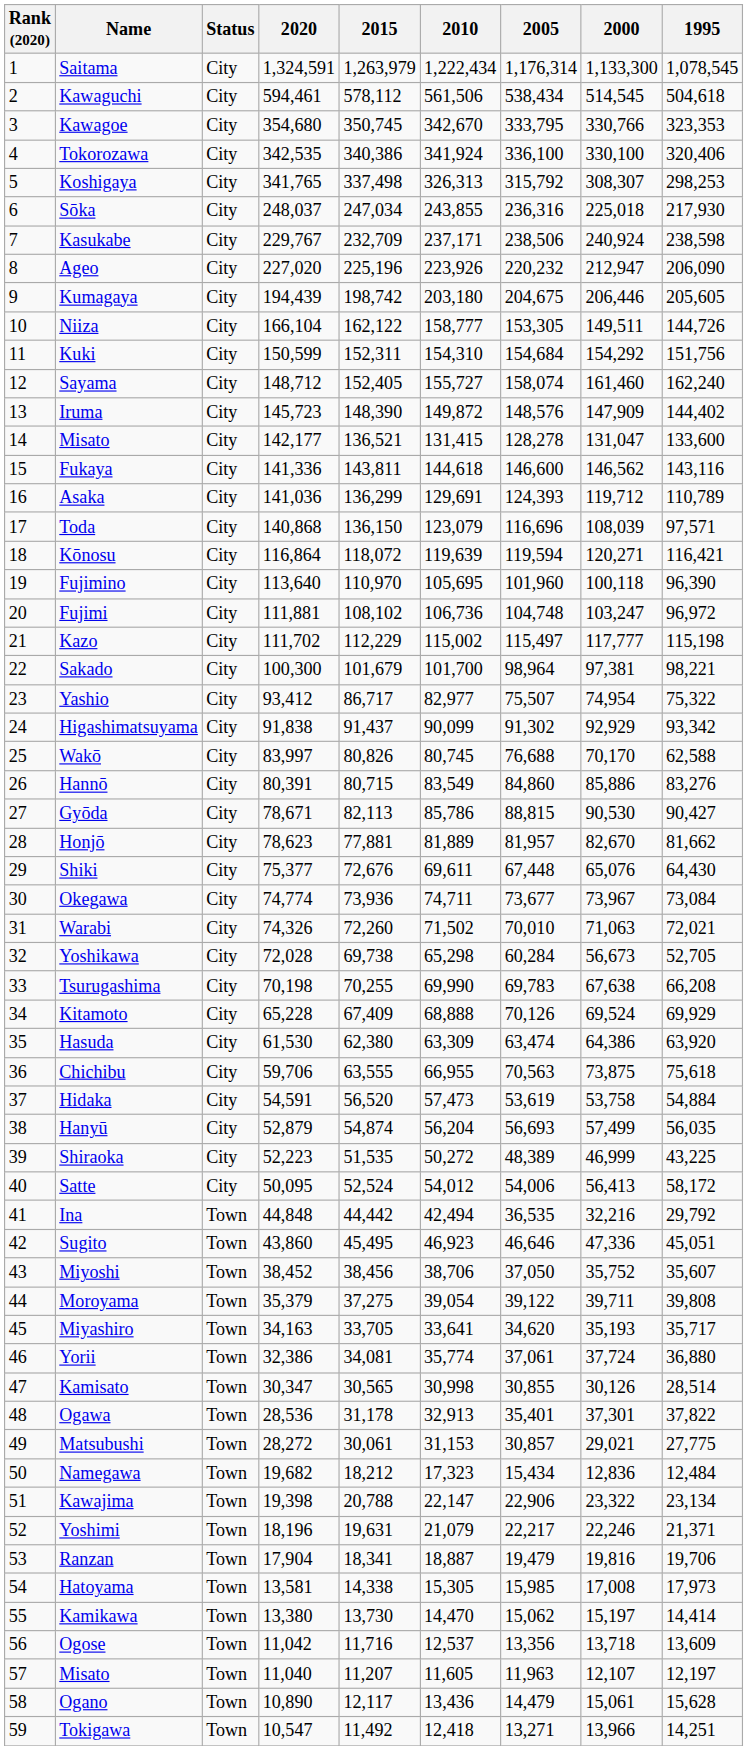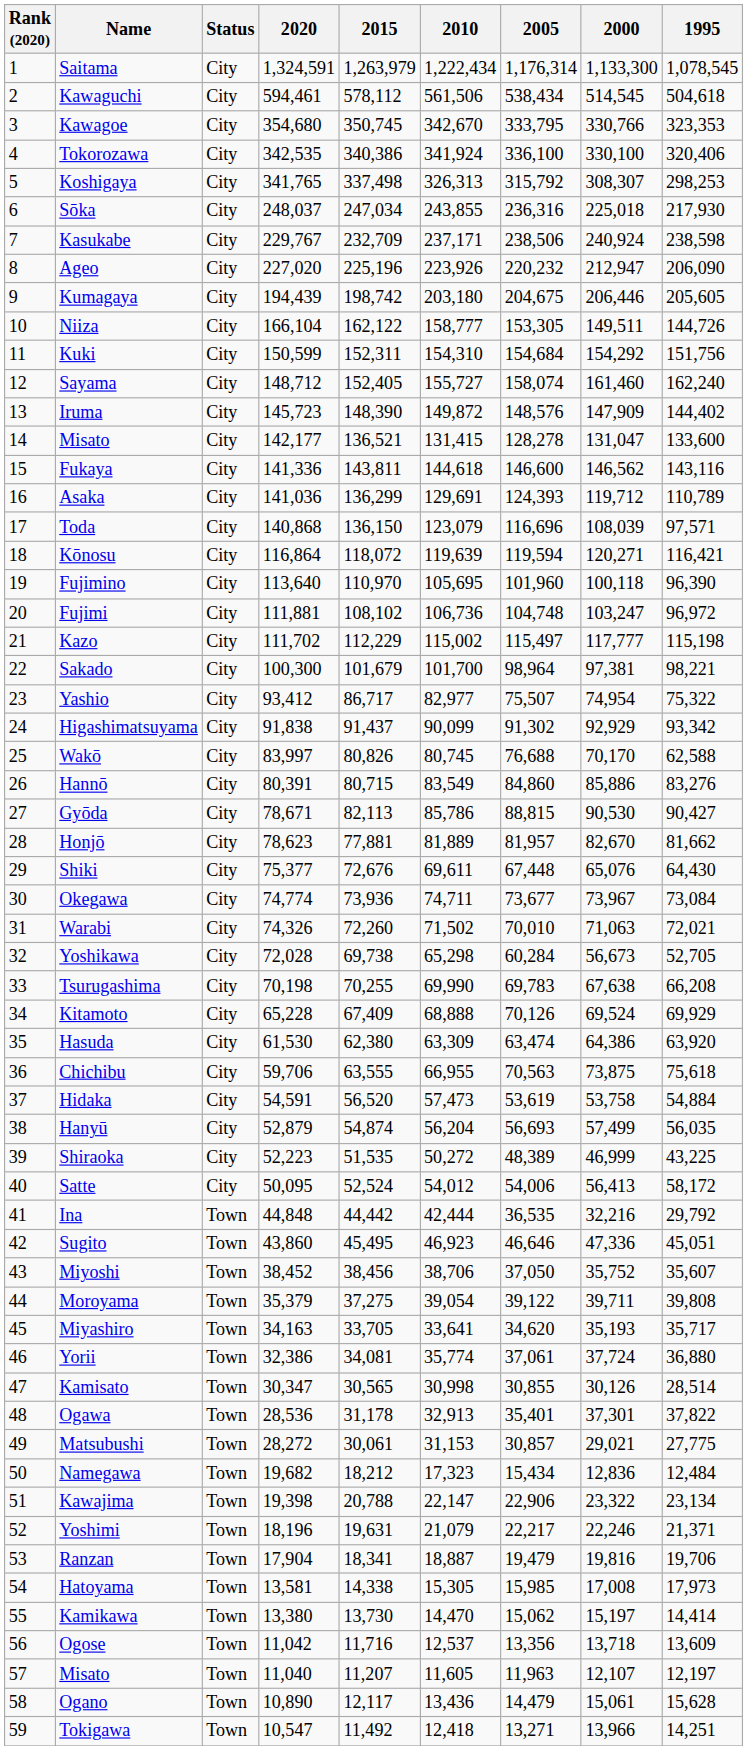(449, 1214) 42,494 -> (449, 1214) 42,444
